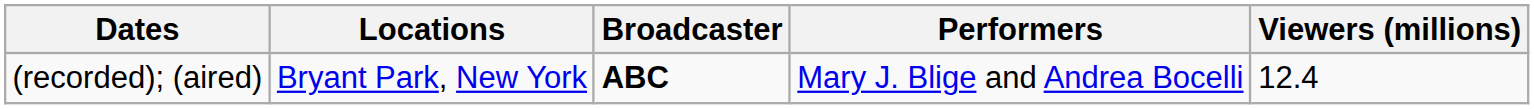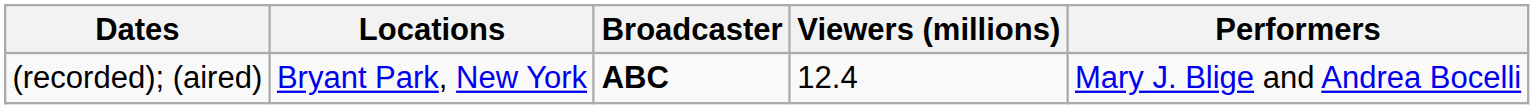columns swapped: (1390, 29) <-> (1020, 29)
